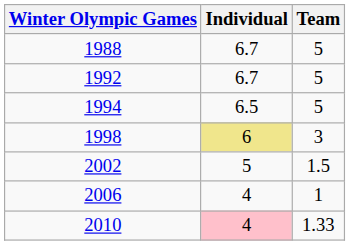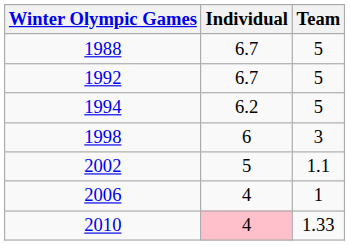(247, 107) 6.5 -> (247, 107) 6.2
(247, 136) khaki background -> (247, 136) no background
(318, 166) 1.5 -> (318, 166) 1.1
